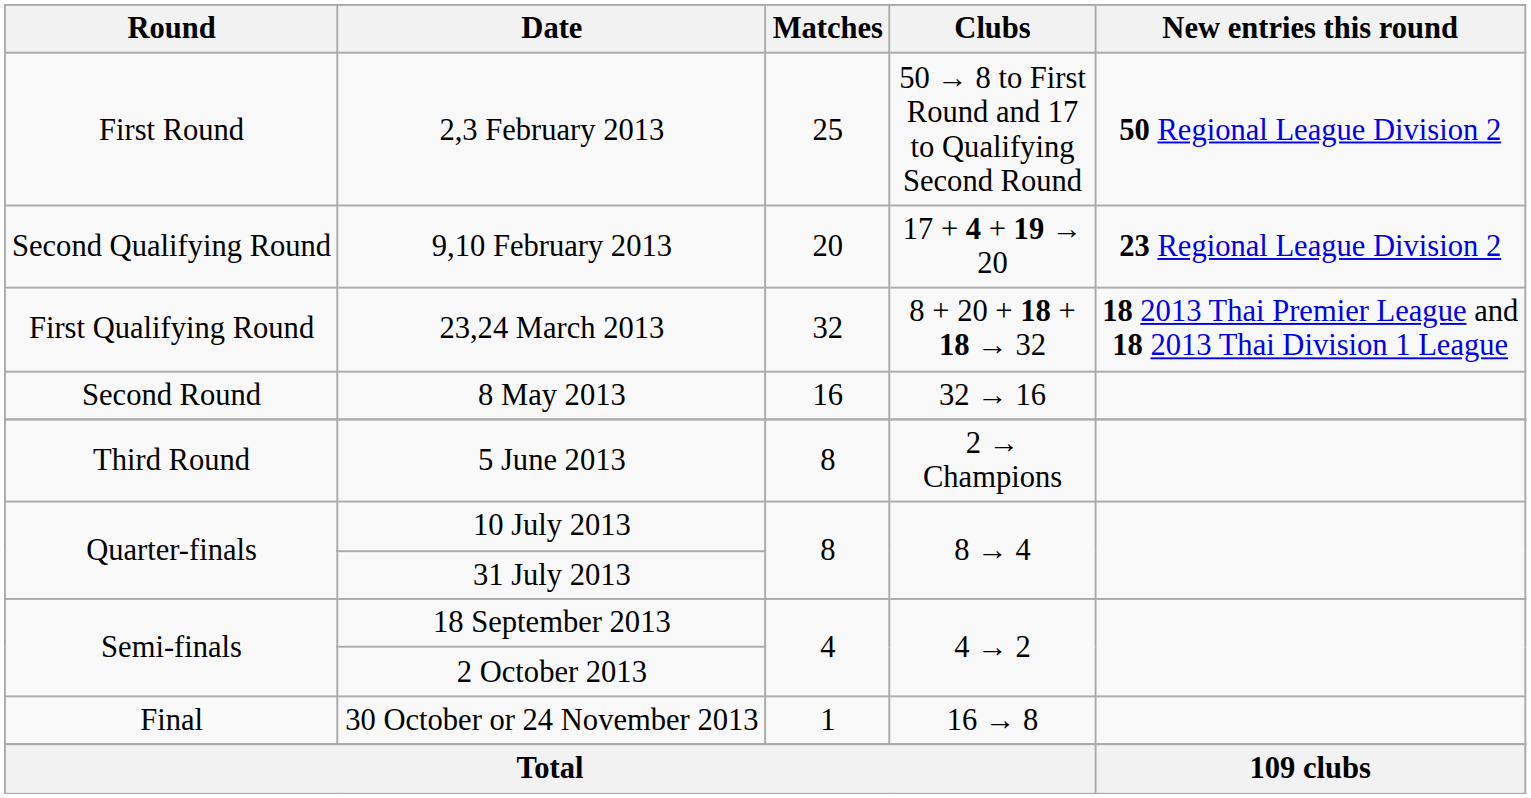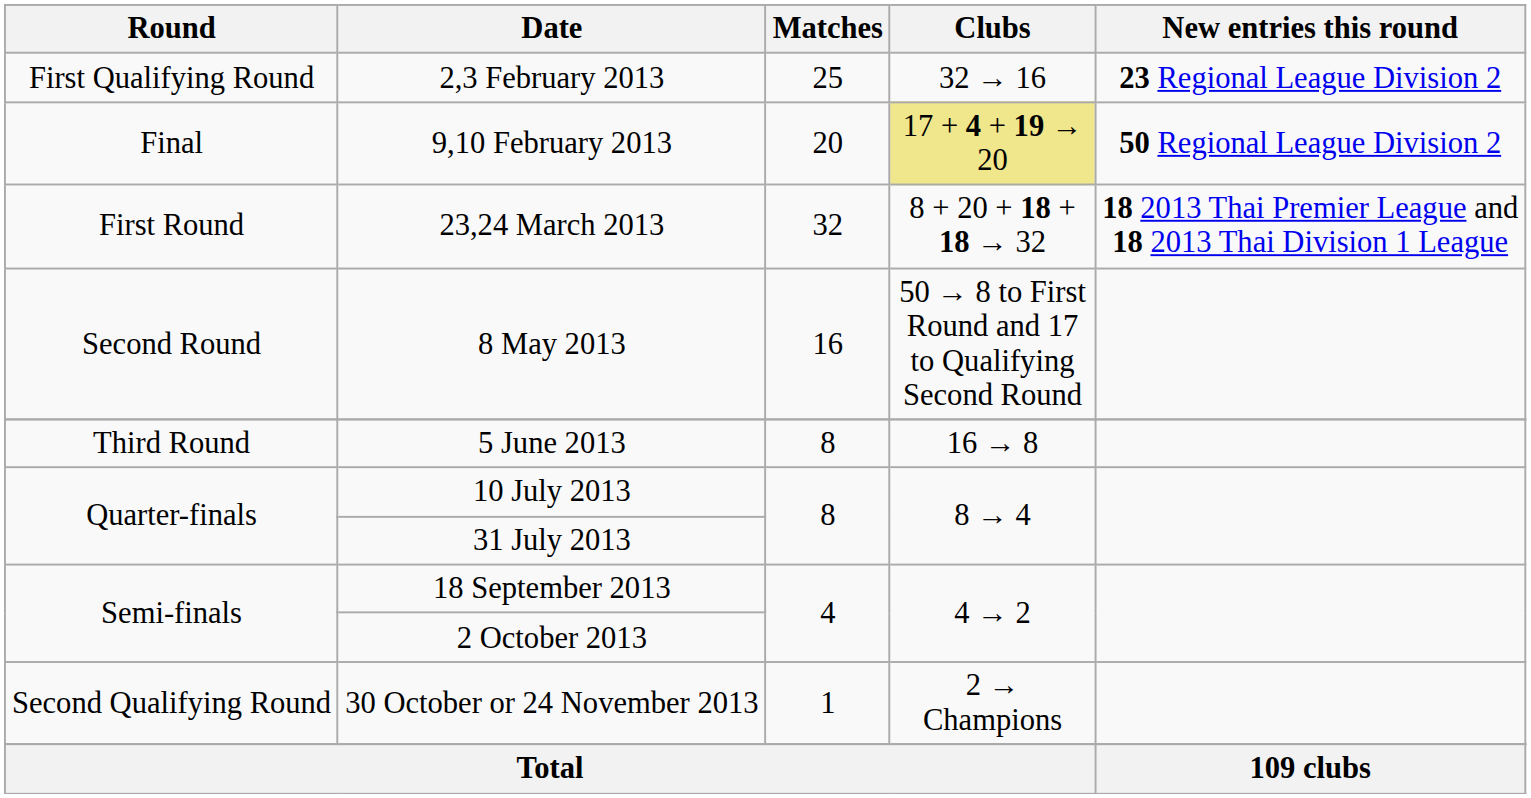(172, 128) First Round -> (172, 77) First Qualifying Round
(993, 128) 50 → 8 to First Round and 17 to Qualifying Second Round -> (993, 77) 32 → 16
(1310, 128) 50 Regional League Division 2 -> (1310, 77) 23 Regional League Division 2
(172, 245) Second Qualifying Round -> (172, 142) Final
(993, 245) no background -> (993, 142) khaki background
(1310, 245) 23 Regional League Division 2 -> (1310, 142) 50 Regional League Division 2
(172, 328) First Qualifying Round -> (172, 225) First Round
(993, 394) 32 → 16 -> (993, 342) 50 → 8 to First Round and 17 to Qualifying Second Round
(993, 460) 2 → Champions -> (993, 442) 16 → 8
(172, 719) Final -> (172, 702) Second Qualifying Round
(993, 719) 16 → 8 -> (993, 702) 2 → Champions
